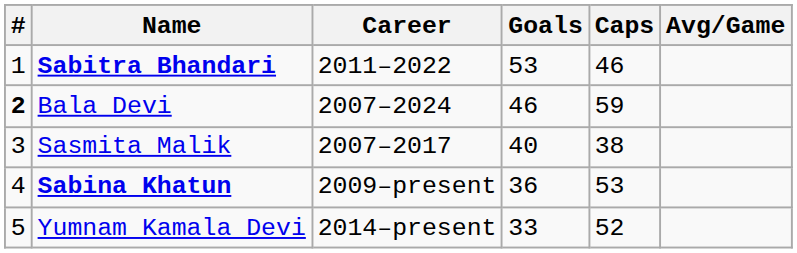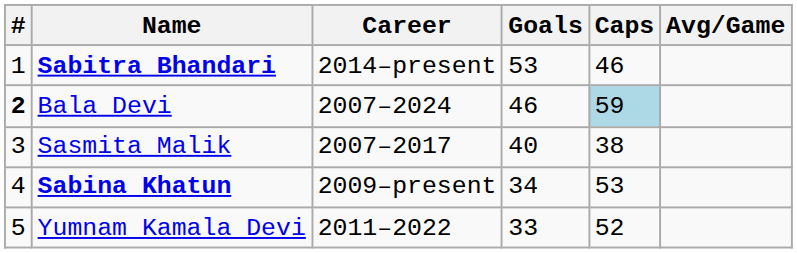(385, 66) 2011–2022 -> (407, 66) 2014–present
(610, 106) no background -> (610, 106) lightblue background
(523, 187) 36 -> (523, 187) 34
(407, 228) 2014–present -> (385, 228) 2011–2022
